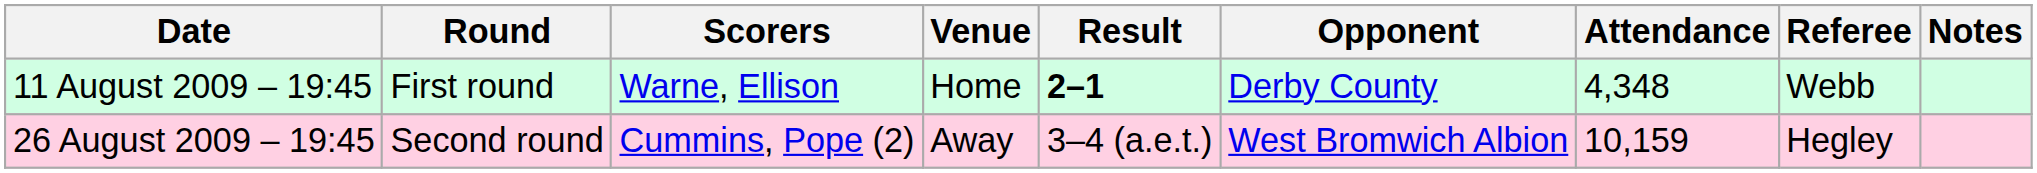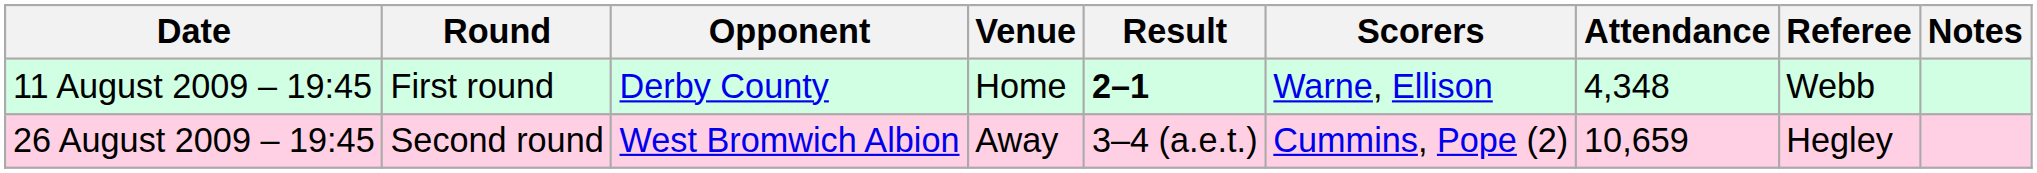columns swapped: (1398, 31) <-> (767, 31)
(1636, 140) 10,159 -> (1636, 140) 10,659
